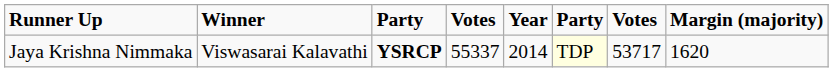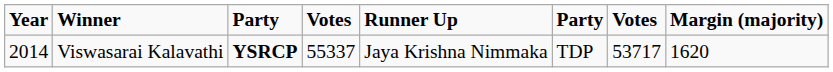columns swapped: (528, 19) <-> (56, 19)
(575, 50) lightyellow background -> (575, 50) no background
